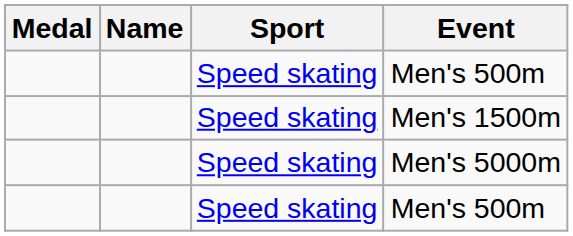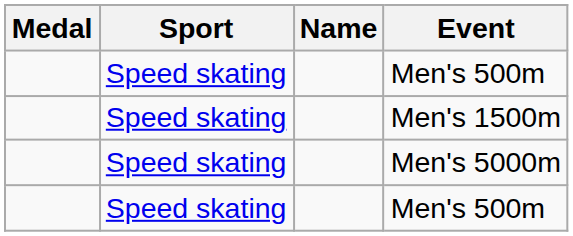columns swapped: (145, 28) <-> (287, 28)
